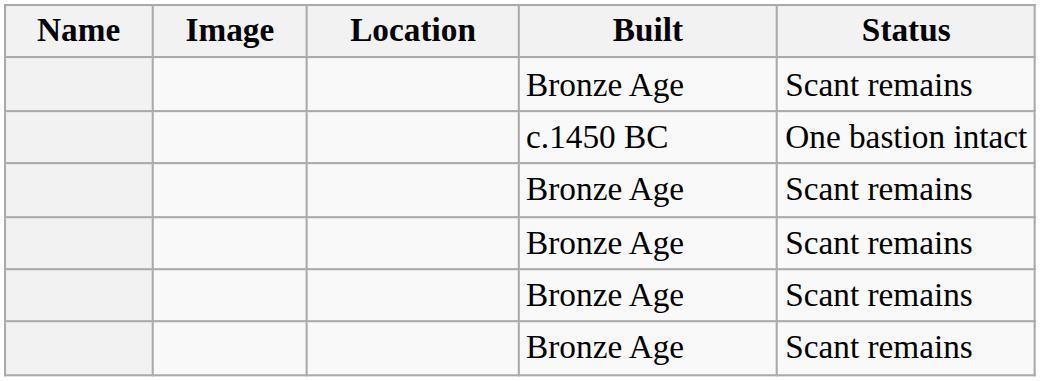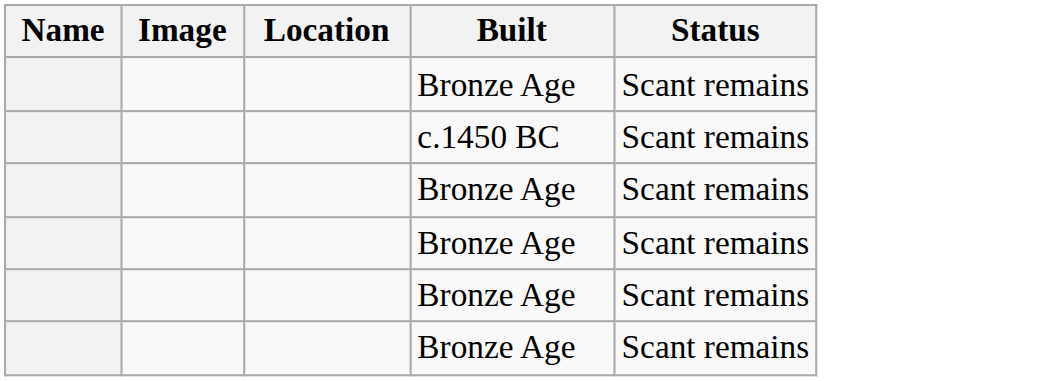(906, 136) One bastion intact -> (715, 136) Scant remains
